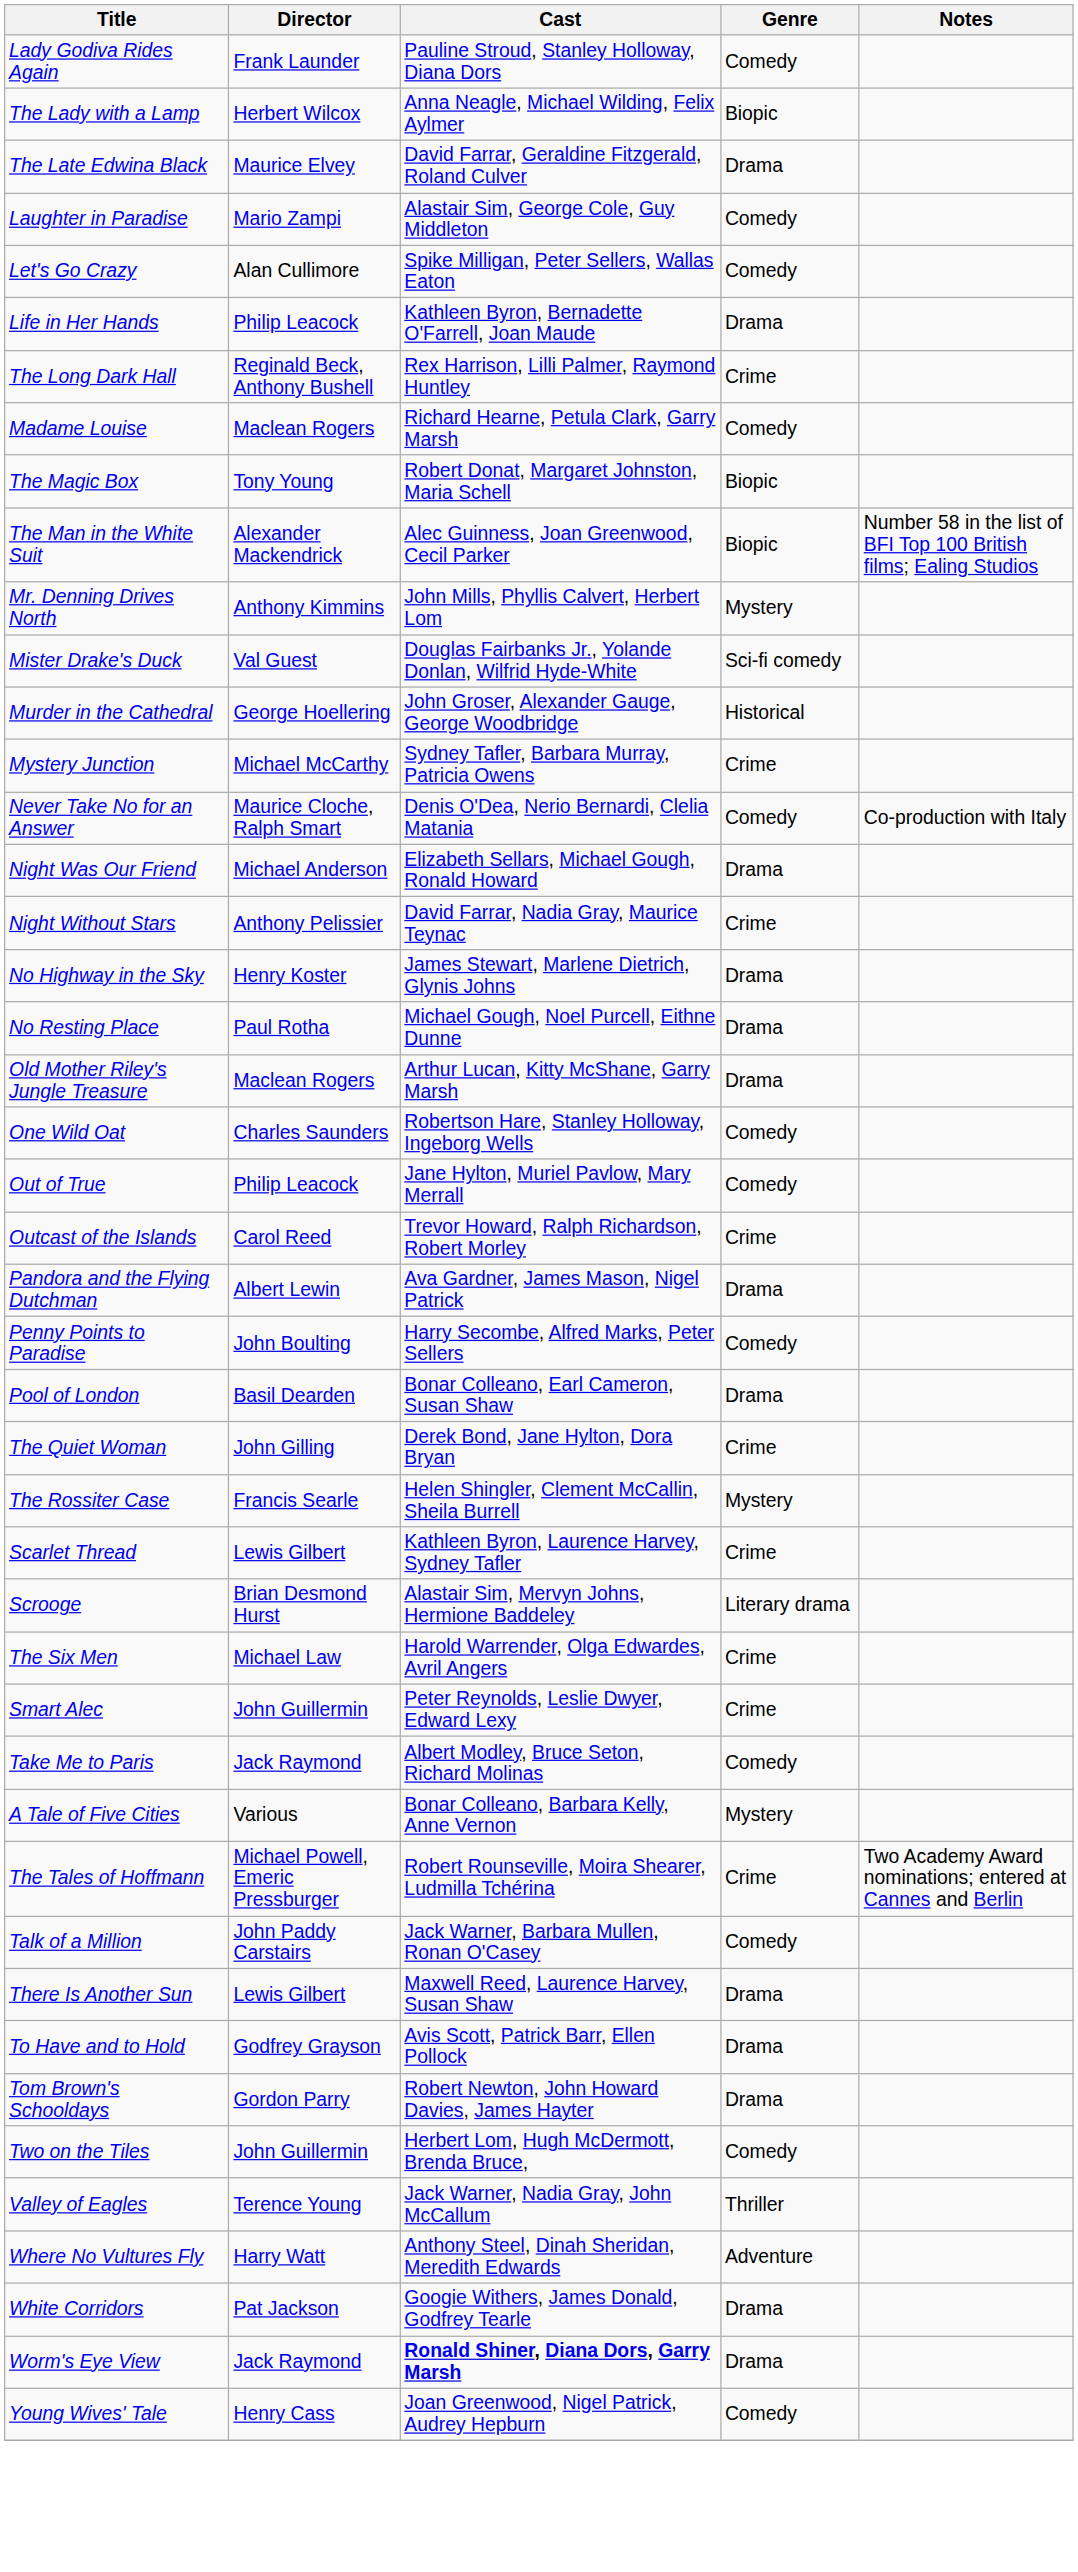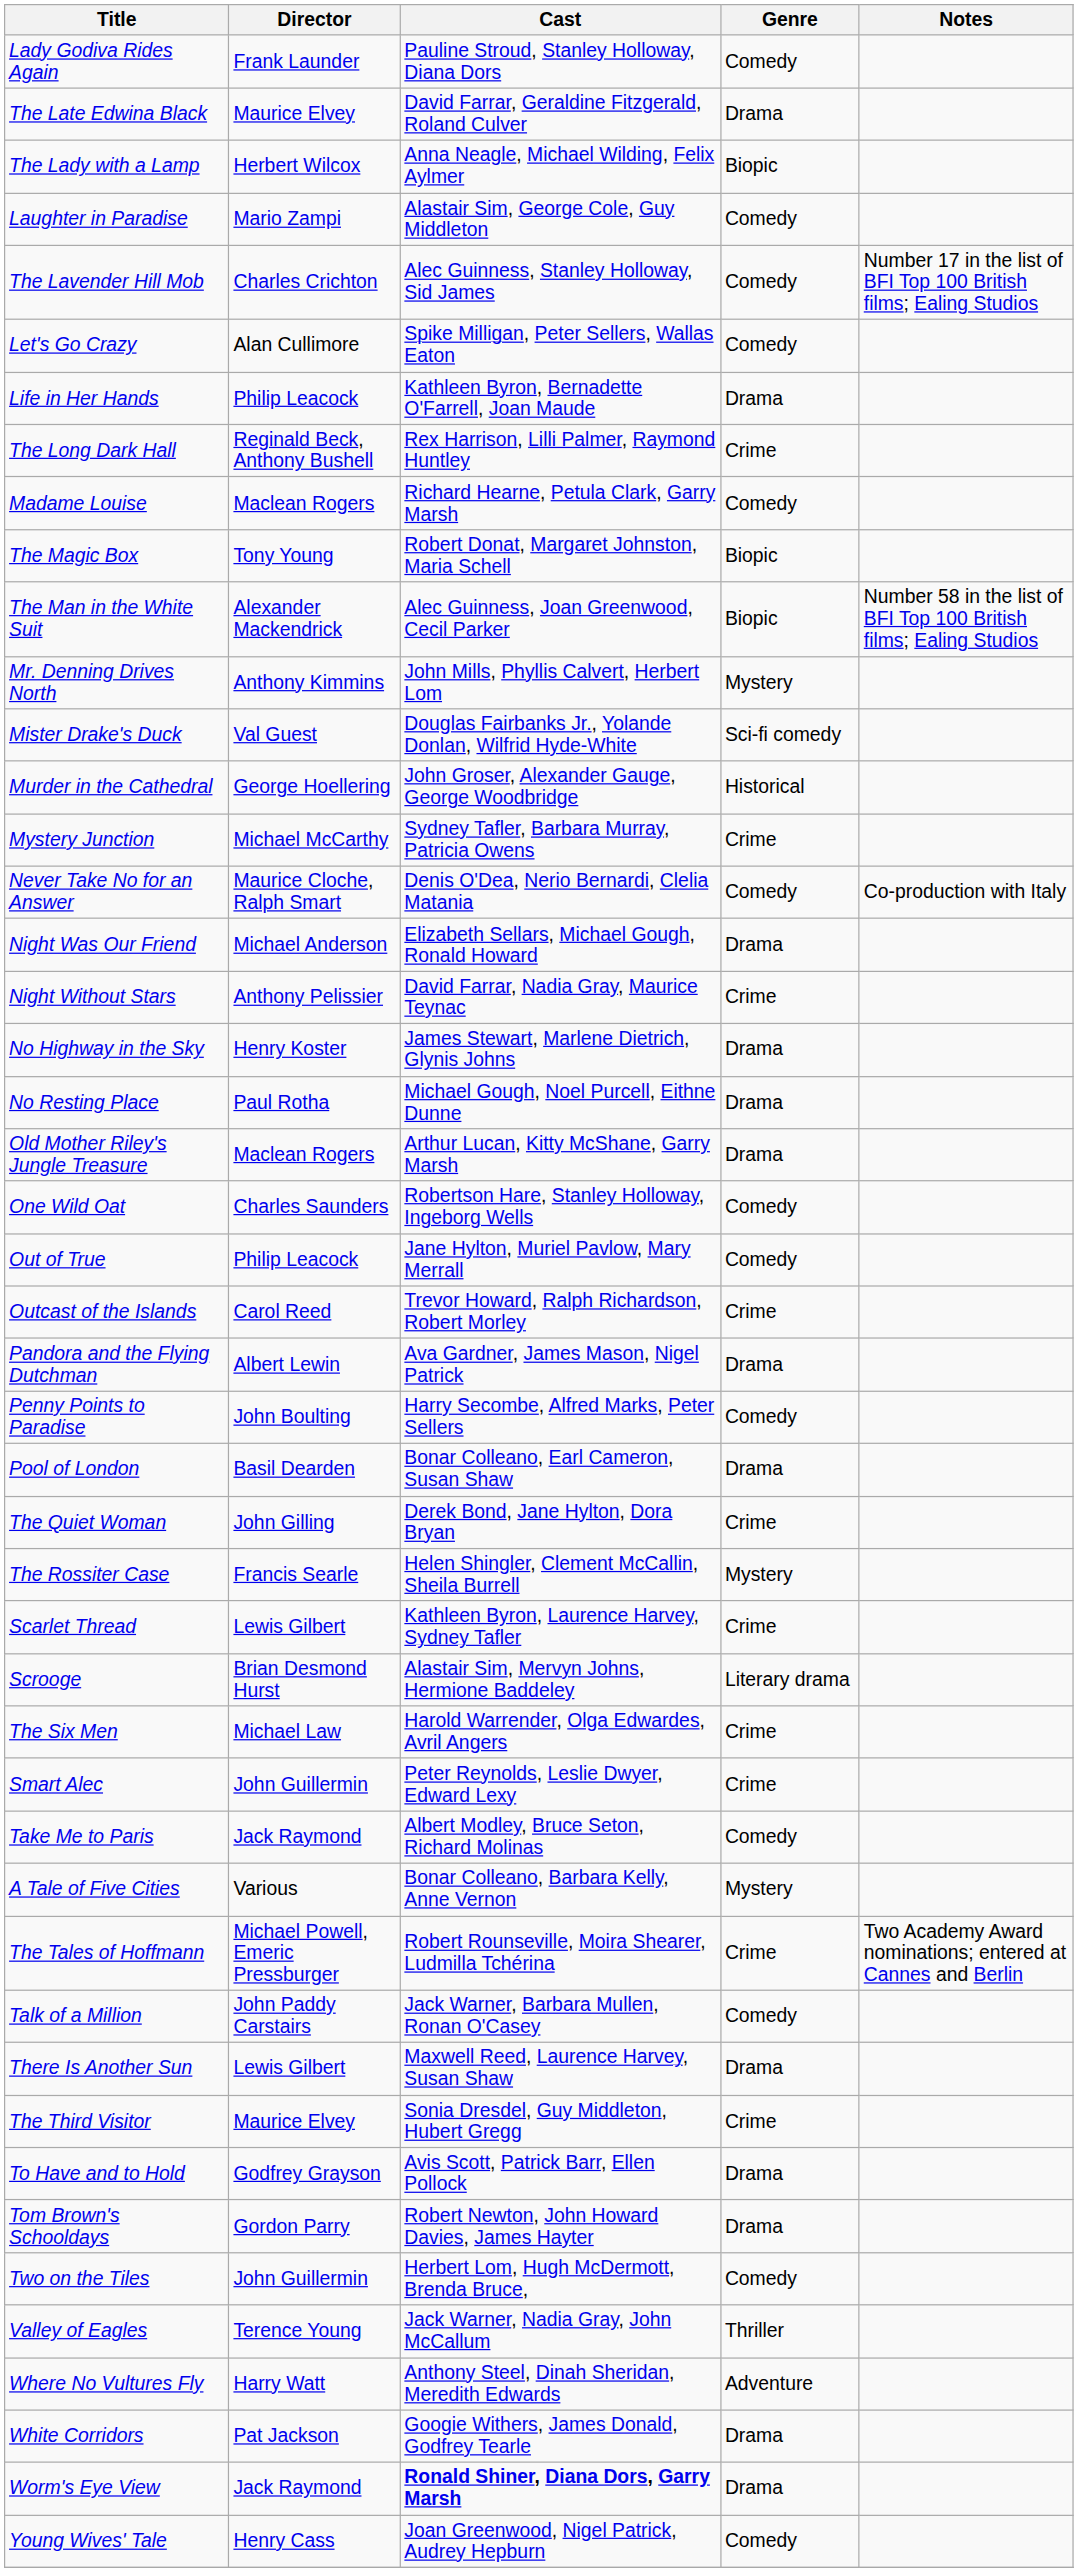rows swapped: (104, 113) <-> (108, 166)
+ row: (106, 282)
+ row: (80, 2121)
